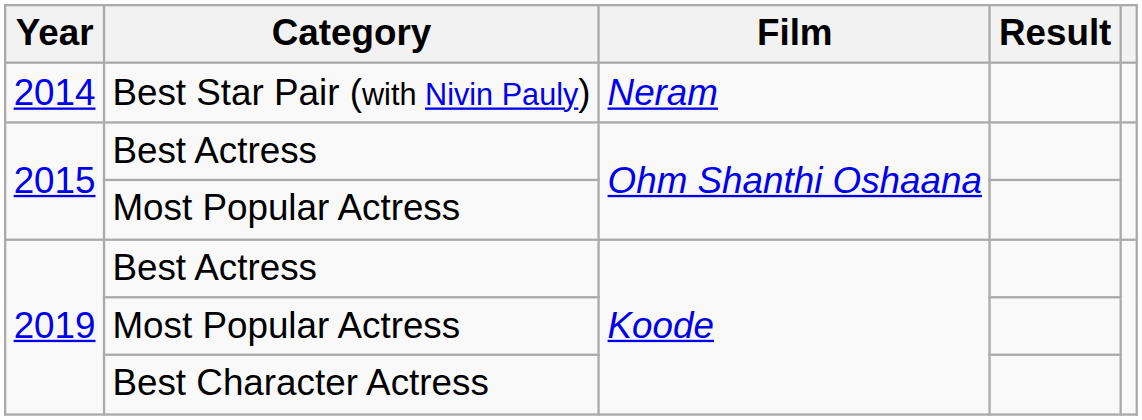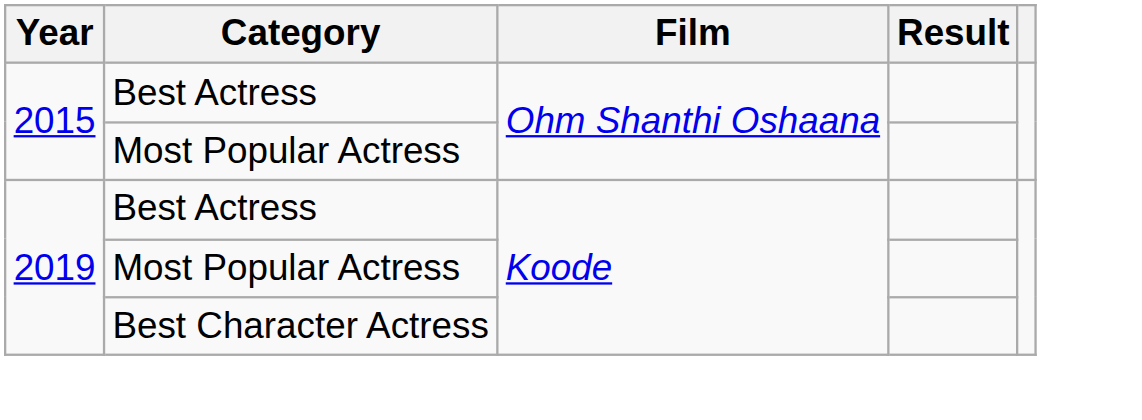- row: (55, 92)
